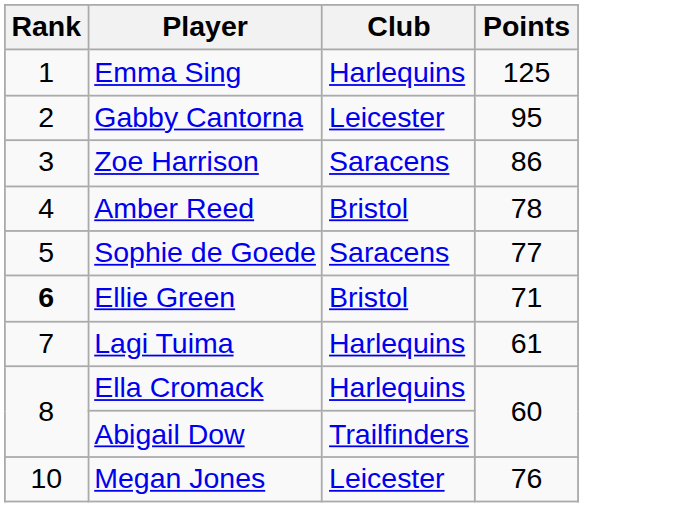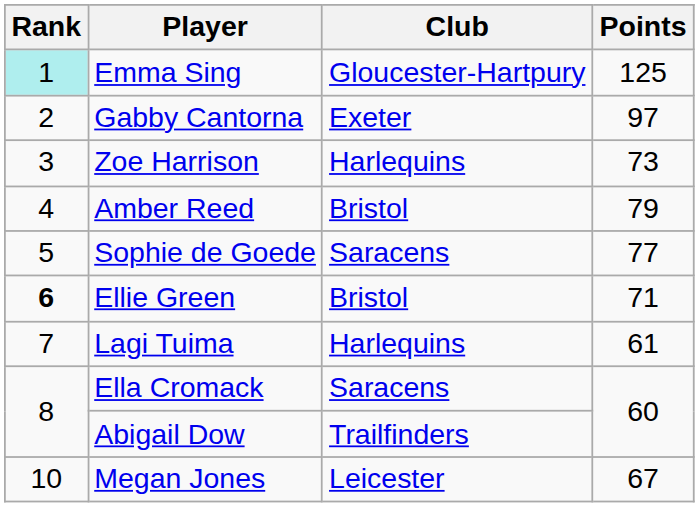(46, 72) no background -> (46, 72) paleturquoise background
(397, 72) Harlequins -> (457, 72) Gloucester-Hartpury
(387, 117) Leicester -> (370, 117) Exeter
(526, 117) 95 -> (643, 117) 97
(389, 162) Saracens -> (397, 162) Harlequins
(526, 162) 86 -> (643, 162) 73
(526, 207) 78 -> (643, 207) 79
(397, 388) Harlequins -> (389, 388) Saracens
(526, 478) 76 -> (643, 478) 67
